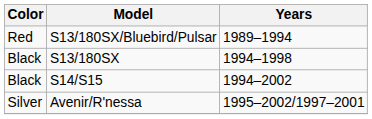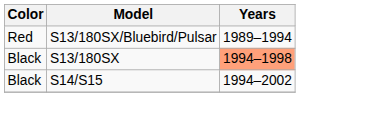(257, 59) no background -> (257, 59) lightsalmon background
- row: (96, 102)
